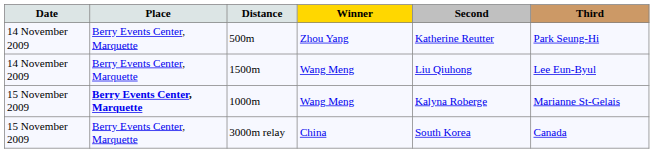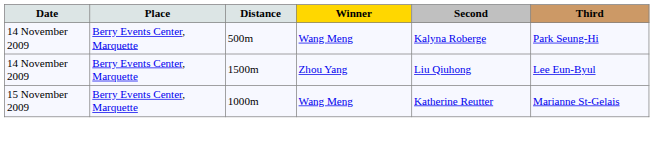(324, 38) Zhou Yang -> (326, 38) Wang Meng
(454, 38) Katherine Reutter -> (450, 38) Kalyna Roberge
(327, 69) Wang Meng -> (323, 69) Zhou Yang
(142, 101) bold -> (139, 101) normal
(451, 101) Kalyna Roberge -> (454, 101) Katherine Reutter
- row: (257, 132)
